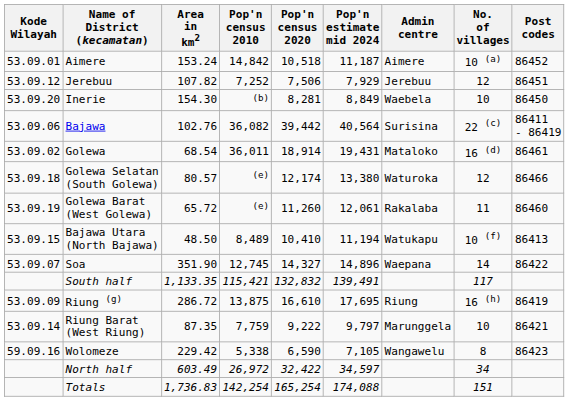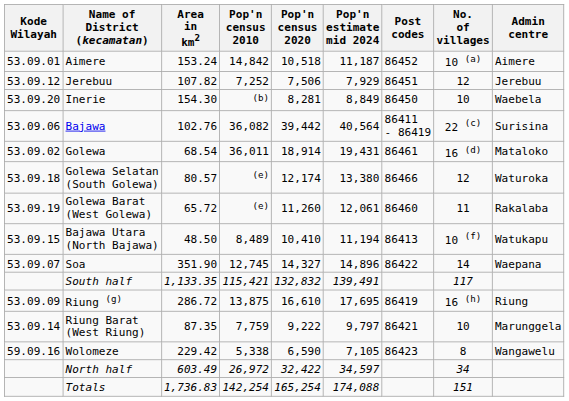columns swapped: (418, 28) <-> (538, 28)
